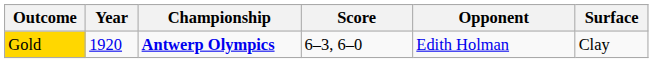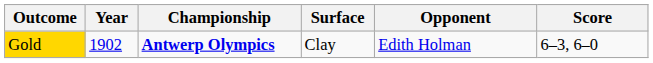columns swapped: (612, 17) <-> (357, 17)
(106, 44) 1920 -> (106, 44) 1902
